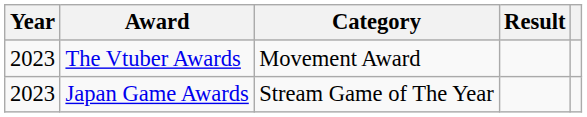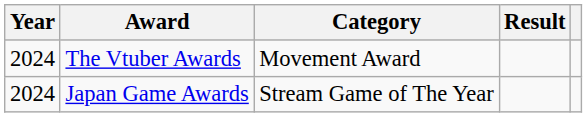(32, 58) 2023 -> (32, 58) 2024
(32, 93) 2023 -> (32, 93) 2024
